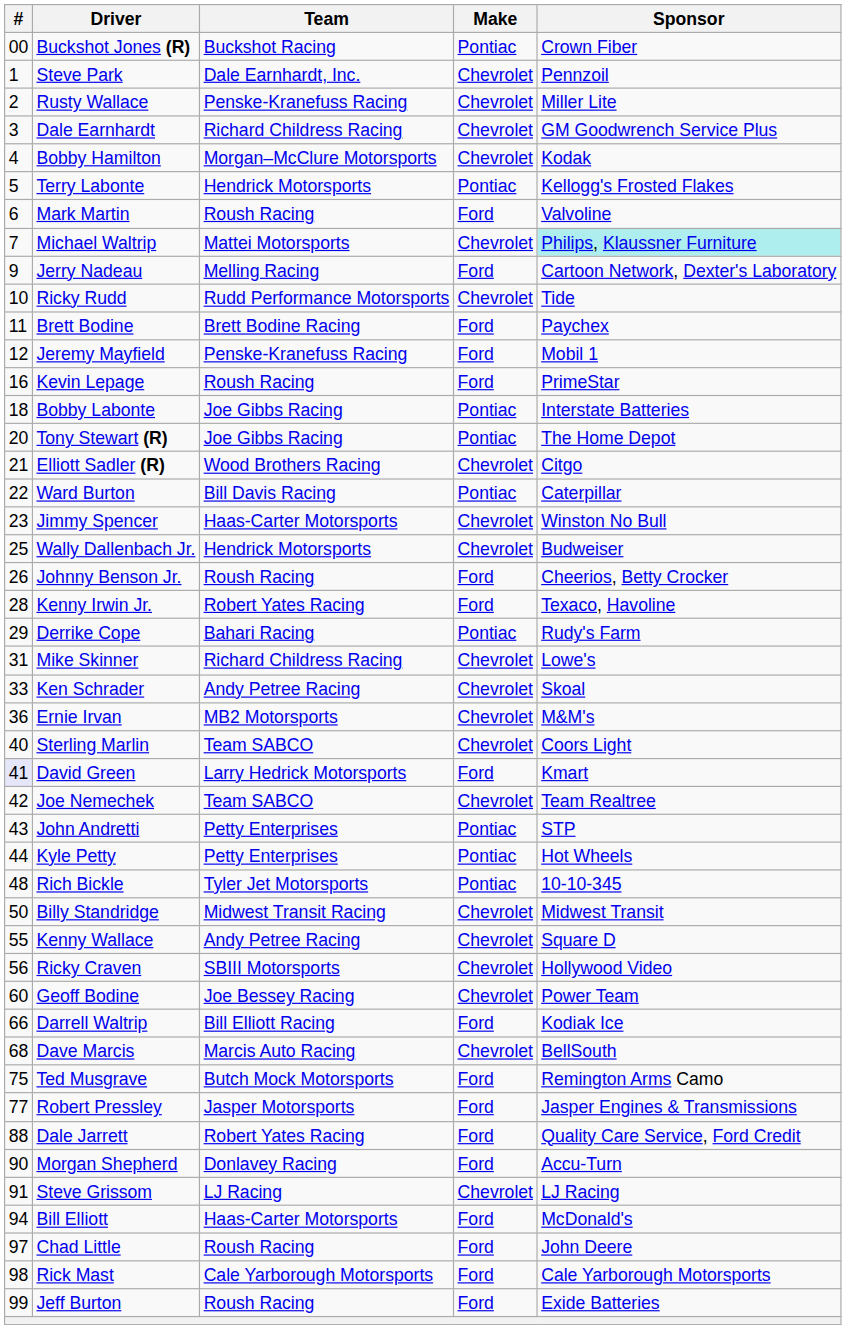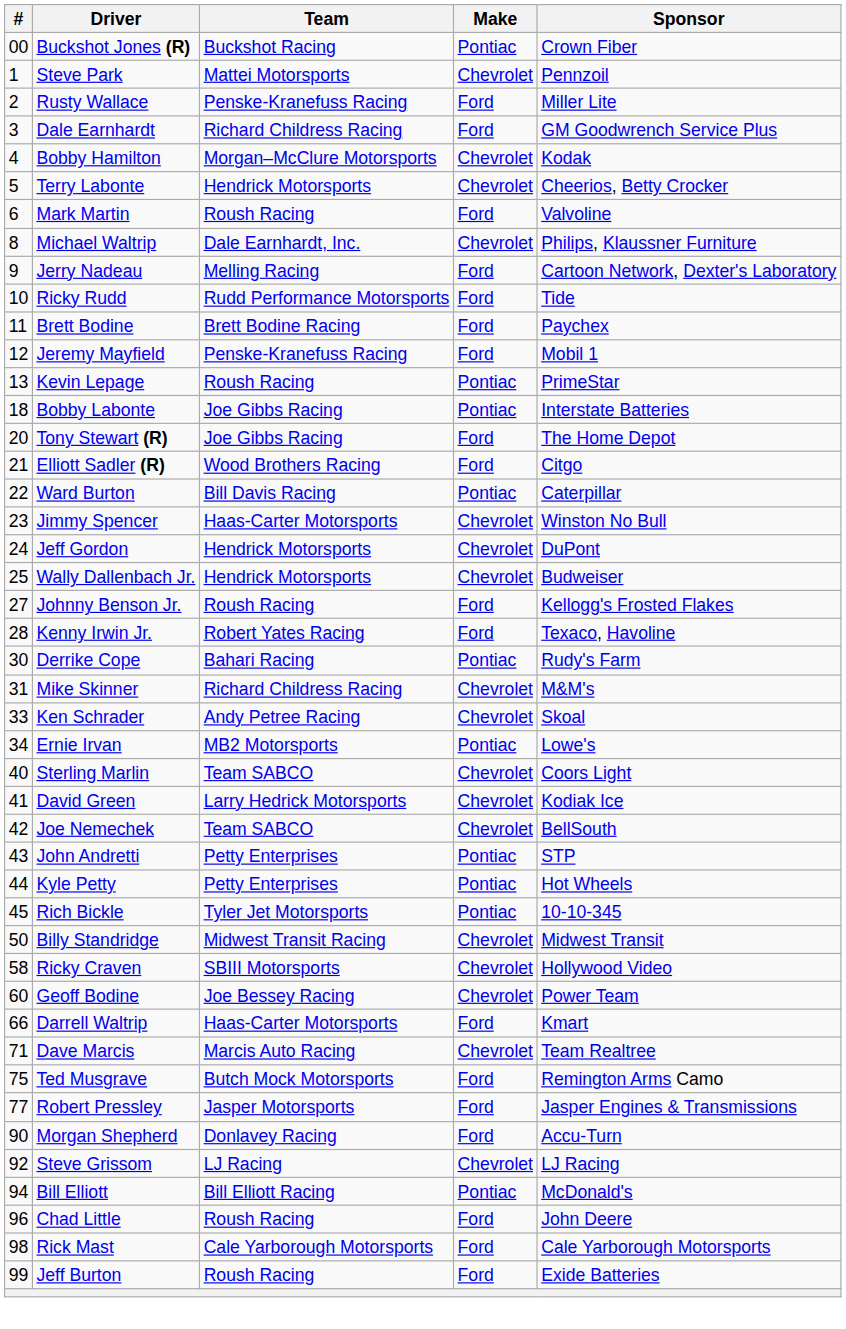(282, 75) Dale Earnhardt, Inc. -> (277, 75) Mattei Motorsports
(495, 102) Chevrolet -> (476, 102) Ford
(495, 130) Chevrolet -> (476, 130) Ford
(487, 186) Pontiac -> (495, 186) Chevrolet
(637, 186) Kellogg's Frosted Flakes -> (635, 186) Cheerios, Betty Crocker
(14, 242) 7 -> (14, 242) 8
(277, 242) Mattei Motorsports -> (282, 242) Dale Earnhardt, Inc.
(649, 242) paleturquoise background -> (649, 242) no background
(495, 298) Chevrolet -> (476, 298) Ford
(18, 382) 16 -> (18, 382) 13
(476, 382) Ford -> (487, 382) Pontiac
(487, 437) Pontiac -> (476, 437) Ford
(495, 465) Chevrolet -> (476, 465) Ford
+ row: (82, 549)
(18, 577) 26 -> (18, 605) 27
(635, 577) Cheerios, Betty Crocker -> (637, 605) Kellogg's Frosted Flakes
(18, 633) 29 -> (18, 661) 30
(568, 661) Lowe's -> (568, 689) M&M's
(18, 717) 36 -> (18, 744) 34
(495, 717) Chevrolet -> (487, 744) Pontiac
(568, 717) M&M's -> (568, 744) Lowe's
(18, 772) lavender background -> (18, 800) no background
(476, 772) Ford -> (495, 800) Chevrolet
(565, 772) Kmart -> (582, 800) Kodiak Ice
(598, 800) Team Realtree -> (579, 828) BellSouth
(18, 884) 48 -> (18, 912) 45
- row: (95, 940)
(18, 968) 56 -> (18, 968) 58
(269, 1024) Bill Elliott Racing -> (301, 1024) Haas-Carter Motorsports
(582, 1024) Kodiak Ice -> (565, 1024) Kmart
(18, 1051) 68 -> (18, 1051) 71
(579, 1051) BellSouth -> (598, 1051) Team Realtree
- row: (82, 1135)
(18, 1191) 91 -> (18, 1163) 92
(301, 1219) Haas-Carter Motorsports -> (269, 1191) Bill Elliott Racing
(476, 1219) Ford -> (487, 1191) Pontiac
(18, 1247) 97 -> (18, 1219) 96
